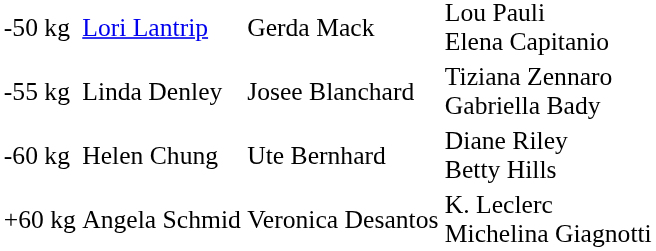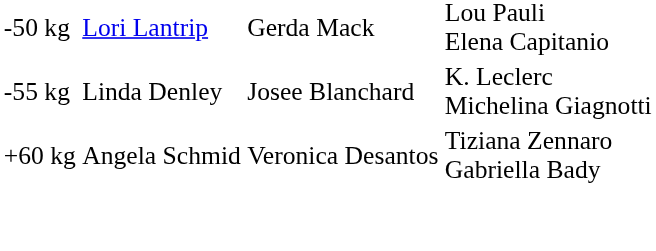(529, 91) Tiziana Zennaro Gabriella Bady -> (548, 91) K. Leclerc Michelina Giagnotti
- row: (37, 155)
(548, 219) K. Leclerc Michelina Giagnotti -> (529, 155) Tiziana Zennaro Gabriella Bady
